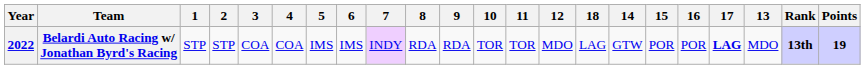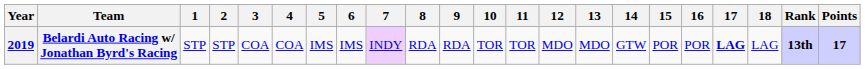columns swapped: (763, 15) <-> (593, 15)
(21, 45) 2022 -> (21, 45) 2019
(839, 45) 19 -> (839, 45) 17
